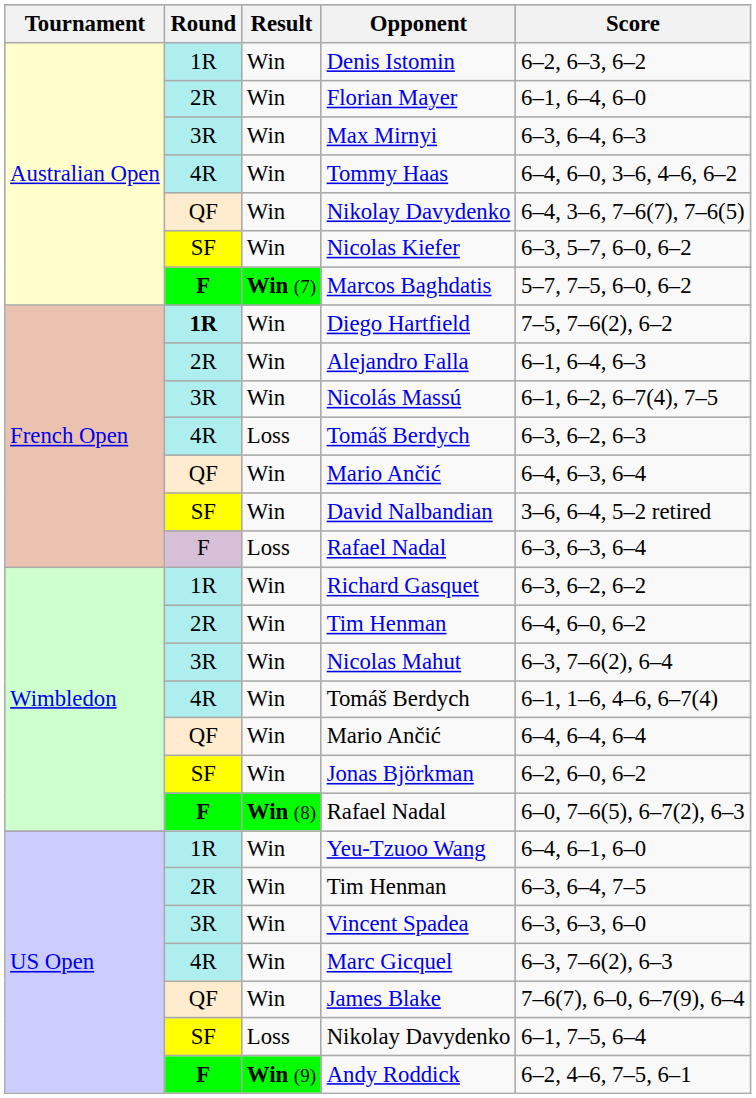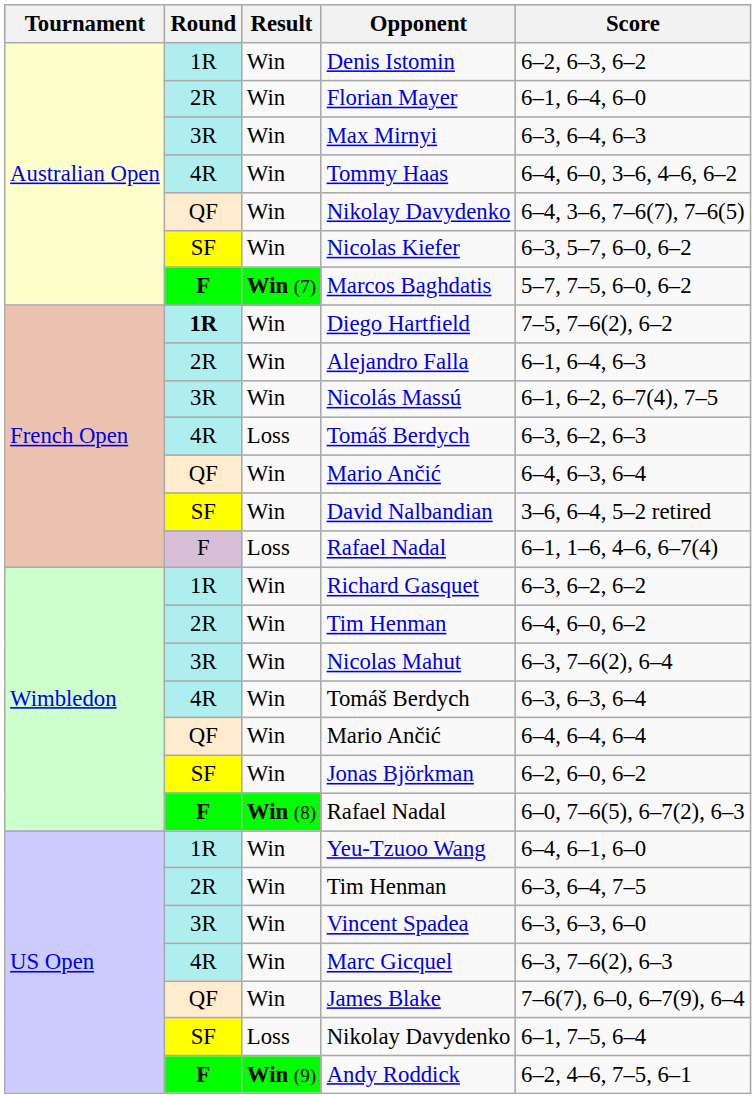(584, 549) 6–3, 6–3, 6–4 -> (620, 549) 6–1, 1–6, 4–6, 6–7(4)
(620, 699) 6–1, 1–6, 4–6, 6–7(4) -> (584, 699) 6–3, 6–3, 6–4
